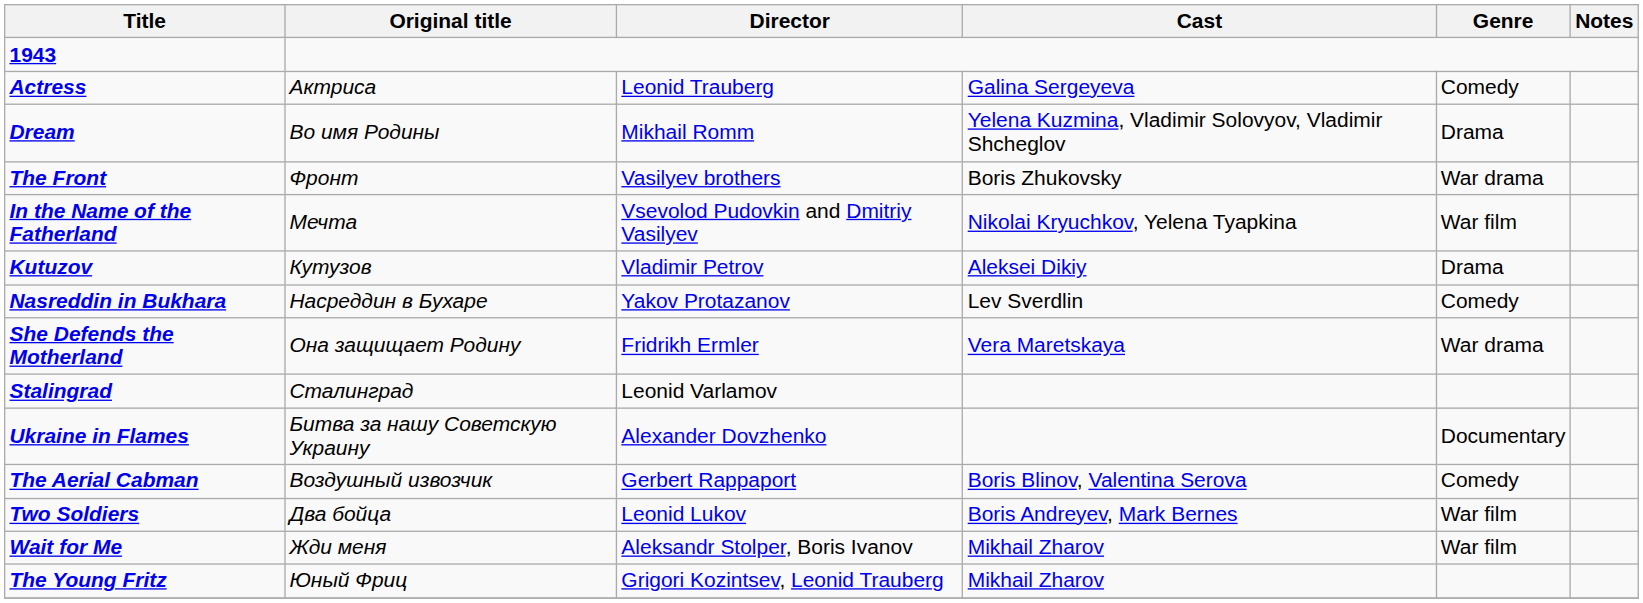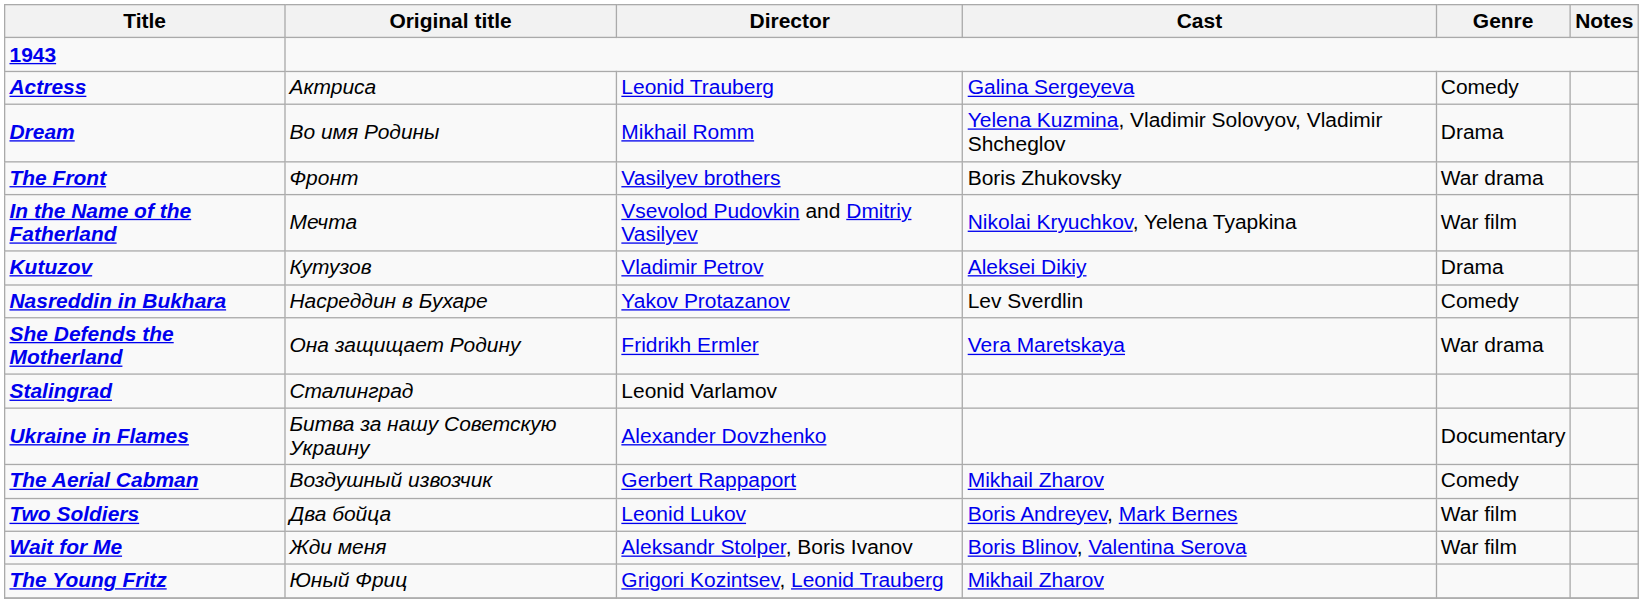(1107, 481) Boris Blinov, Valentina Serova -> (1036, 481) Mikhail Zharov
(1036, 547) Mikhail Zharov -> (1107, 547) Boris Blinov, Valentina Serova
